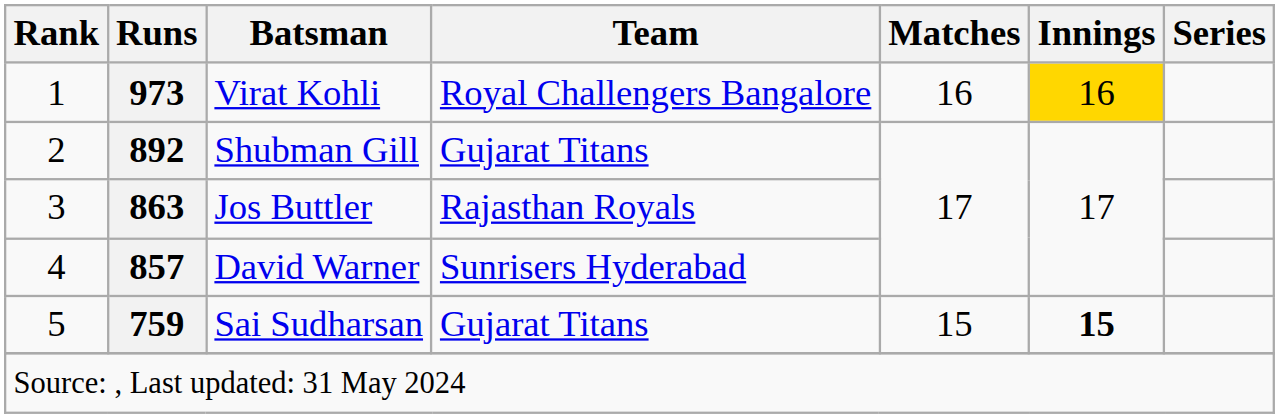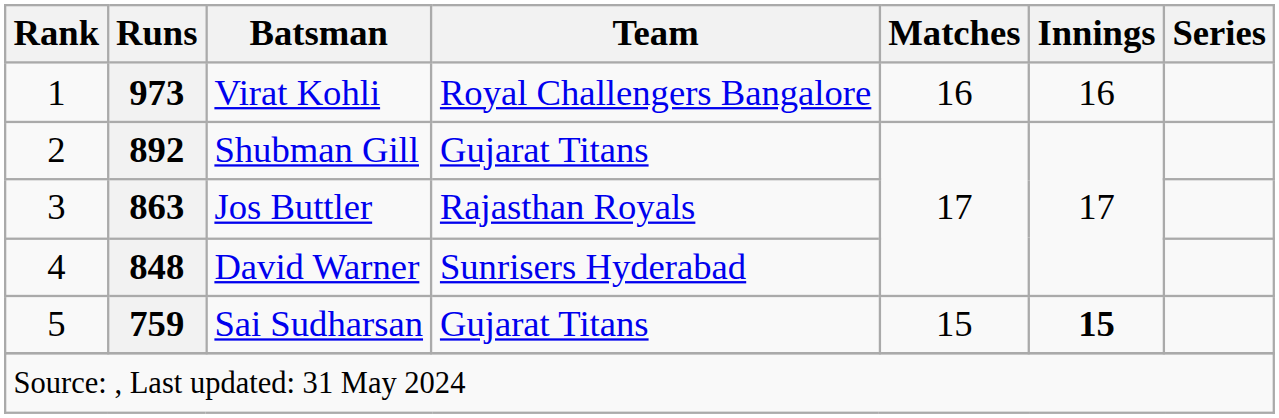(1096, 91) gold background -> (1096, 91) no background
(157, 265) 857 -> (157, 265) 848
